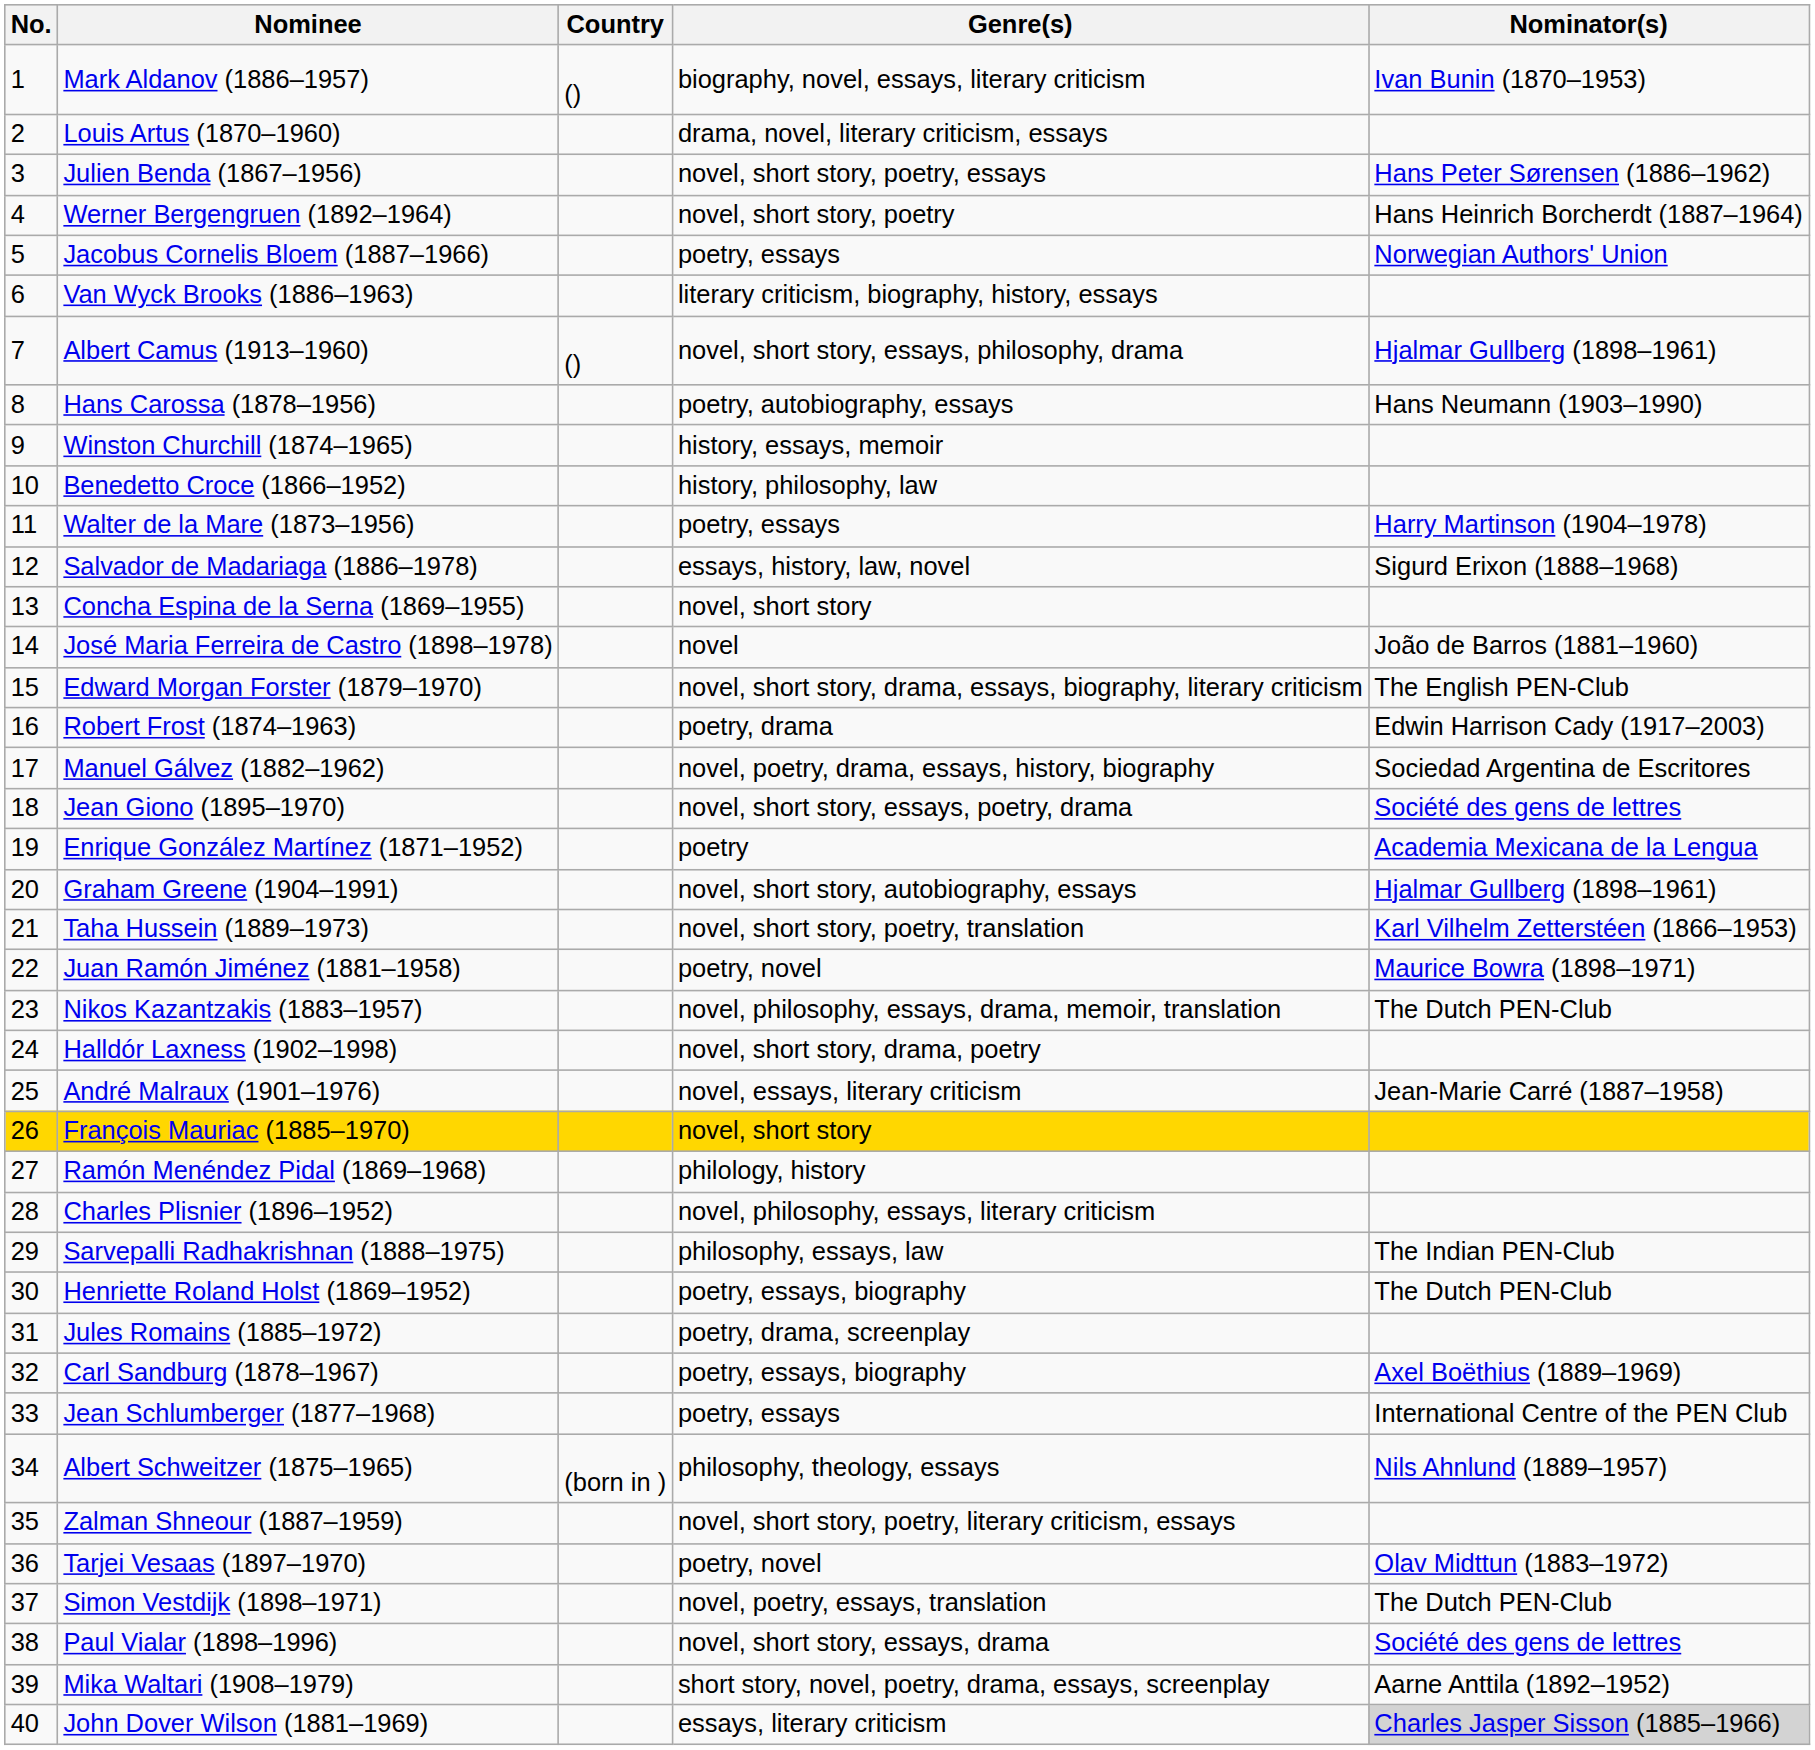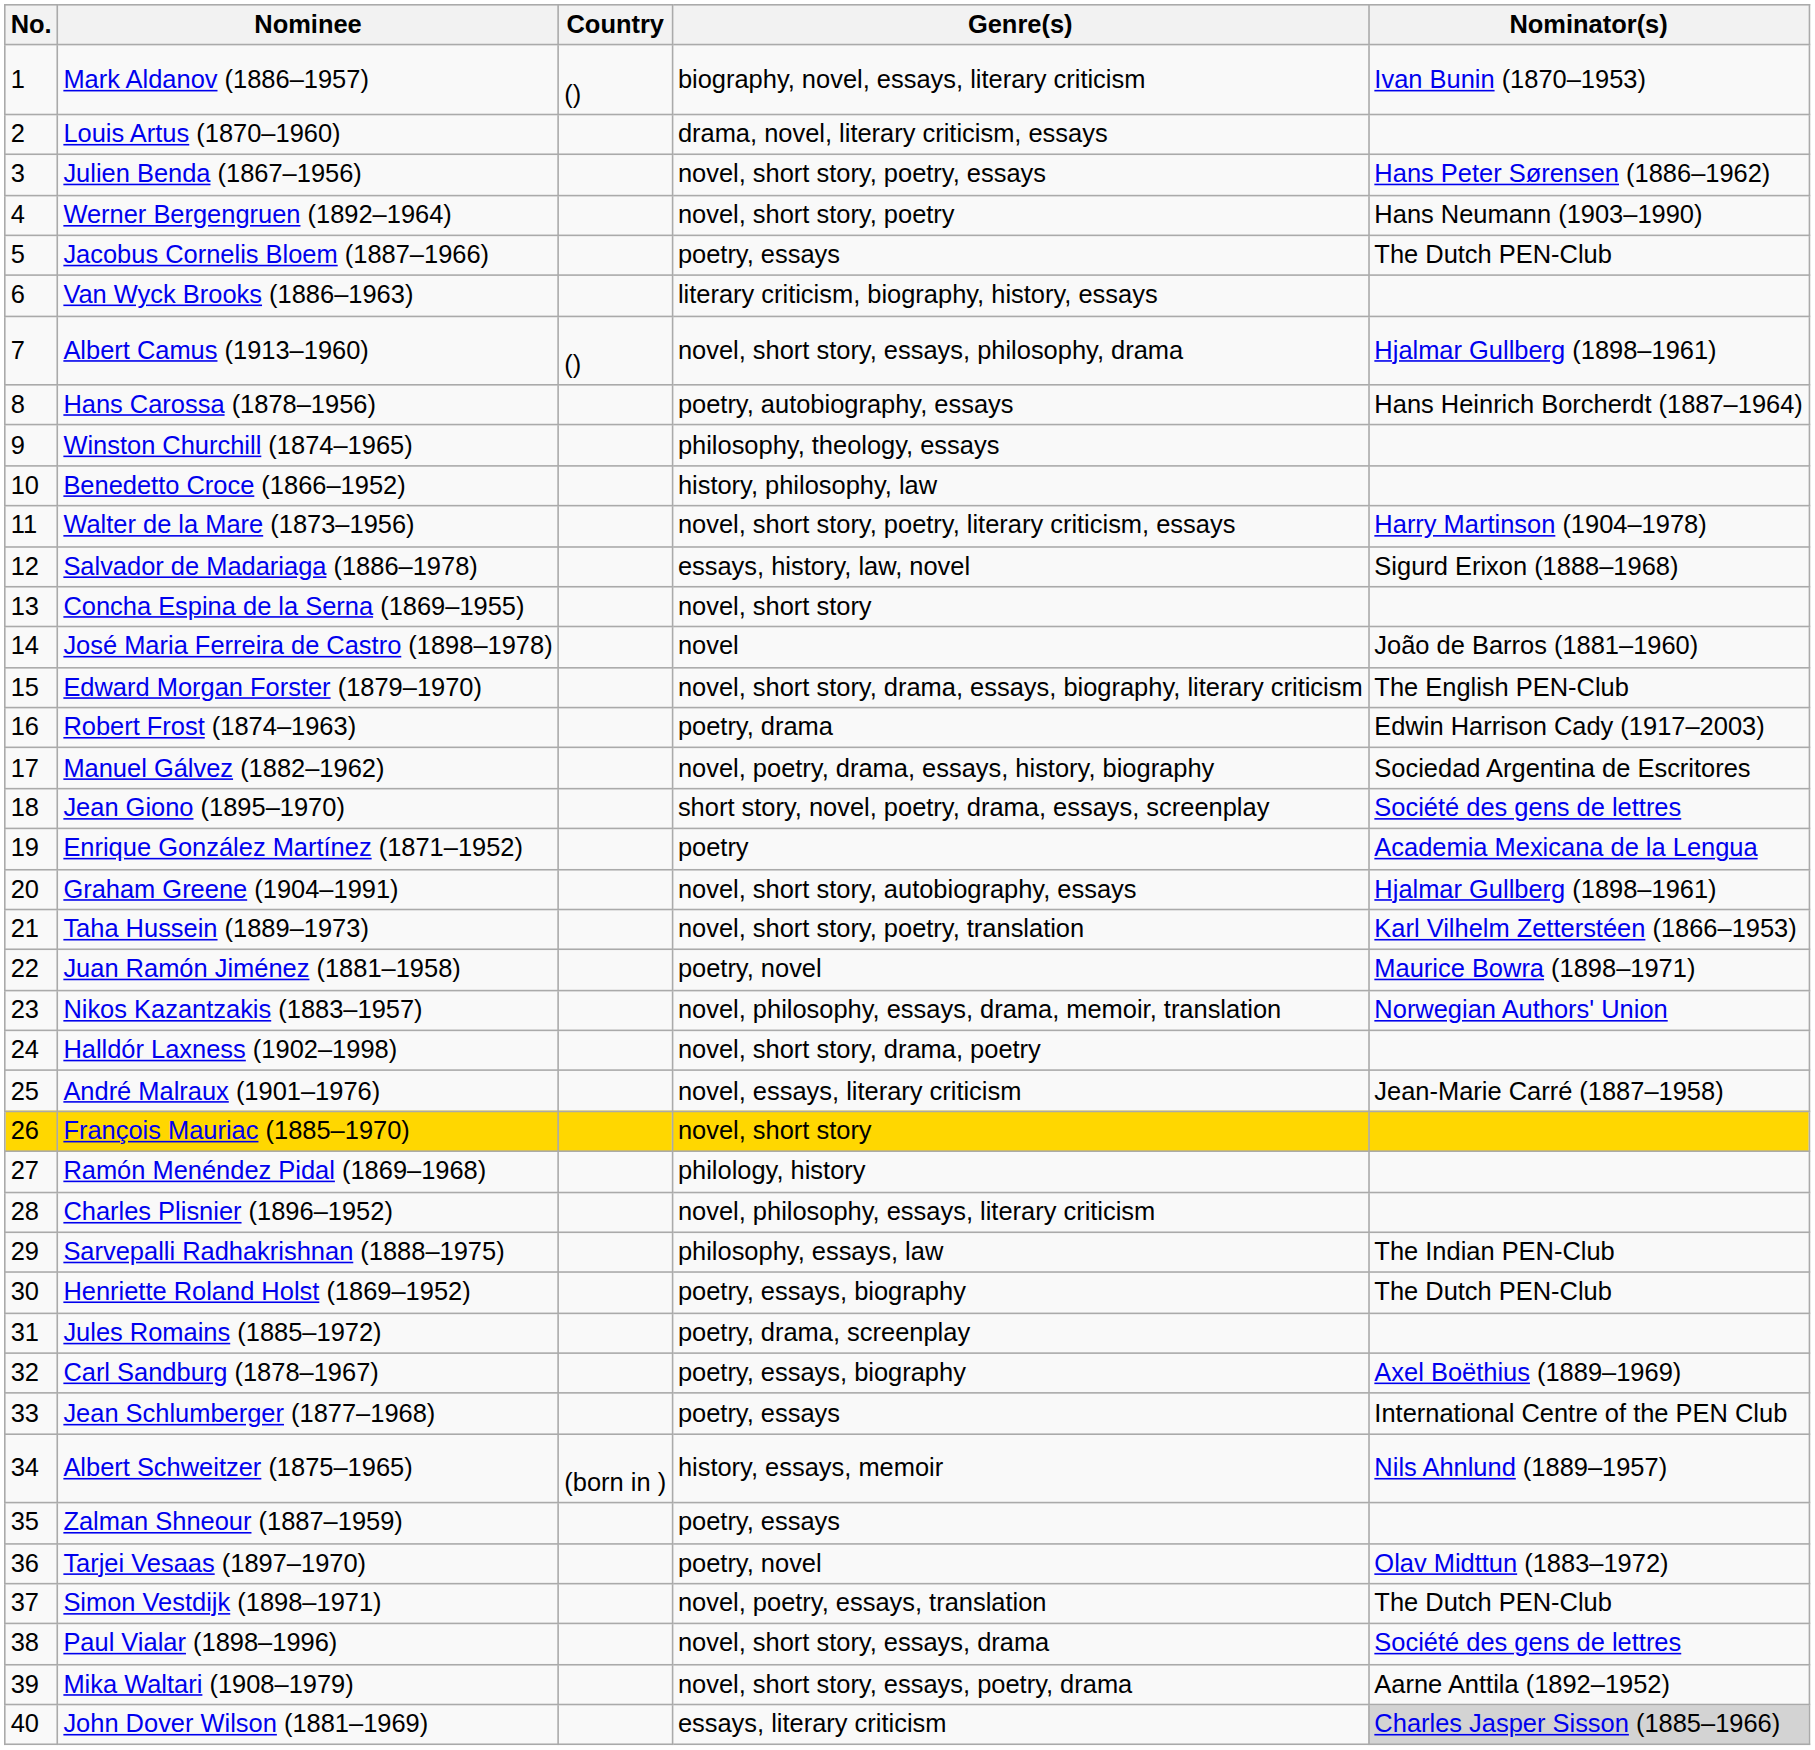(1589, 214) Hans Heinrich Borcherdt (1887–1964) -> (1538, 214) Hans Neumann (1903–1990)
(1521, 255) Norwegian Authors' Union -> (1493, 255) The Dutch PEN-Club
(1538, 404) Hans Neumann (1903–1990) -> (1589, 404) Hans Heinrich Borcherdt (1887–1964)
(811, 445) history, essays, memoir -> (839, 445) philosophy, theology, essays
(759, 525) poetry, essays -> (957, 525) novel, short story, poetry, literary criticism, essays
(905, 808) novel, short story, essays, poetry, drama -> (974, 808) short story, novel, poetry, drama, essays, screenplay
(1493, 1009) The Dutch PEN-Club -> (1521, 1009) Norwegian Authors' Union
(839, 1467) philosophy, theology, essays -> (811, 1467) history, essays, memoir
(957, 1522) novel, short story, poetry, literary criticism, essays -> (759, 1522) poetry, essays
(974, 1684) short story, novel, poetry, drama, essays, screenplay -> (905, 1684) novel, short story, essays, poetry, drama
